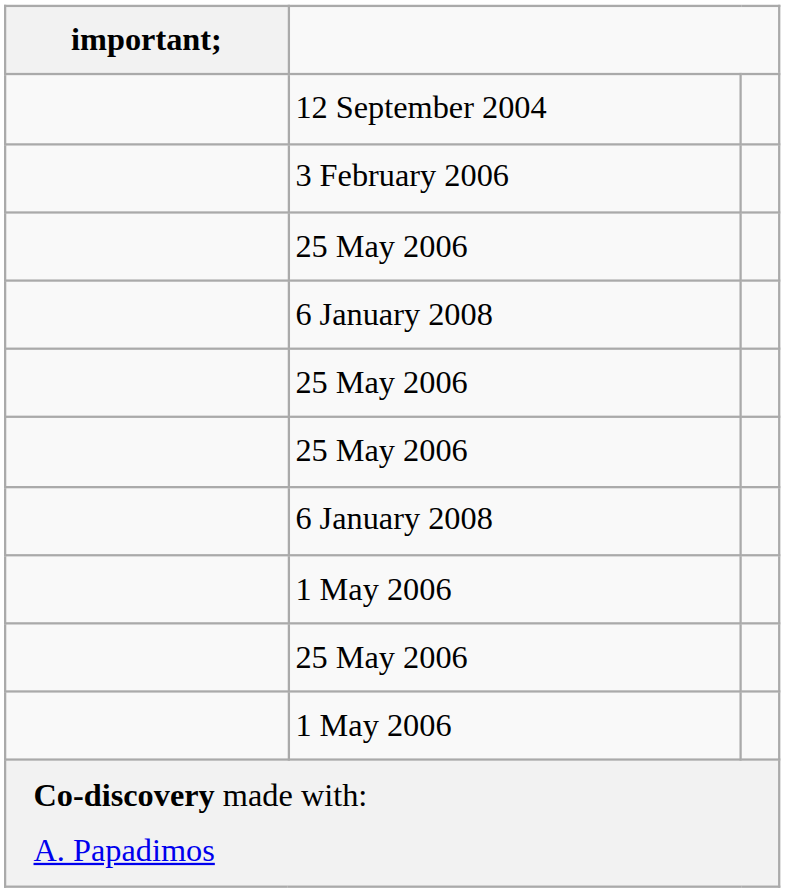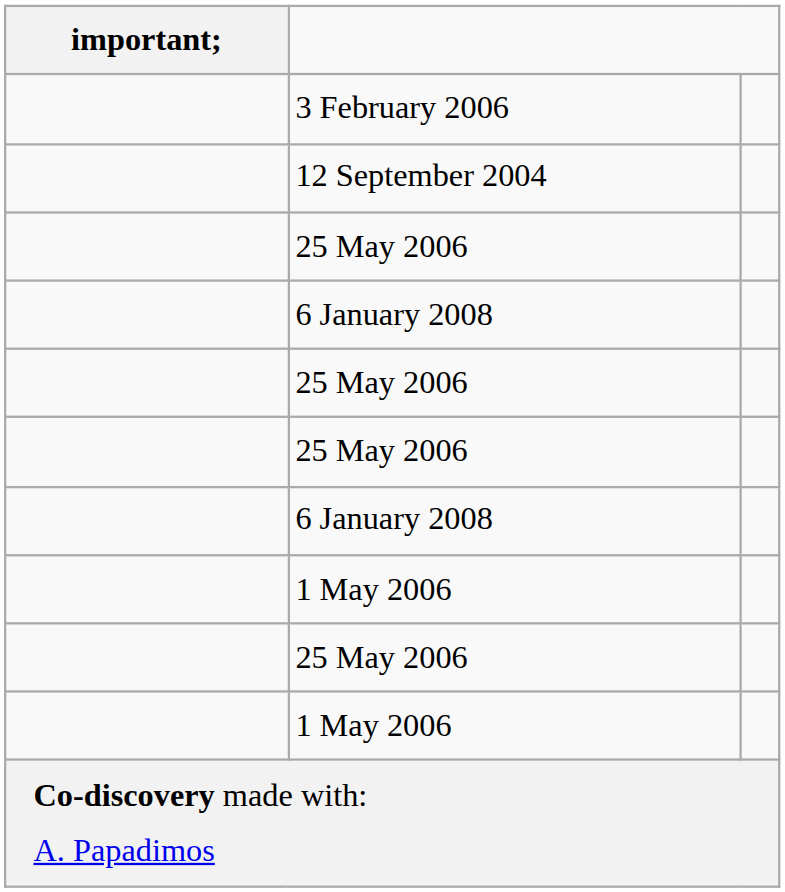rows swapped: (146, 109) <-> (146, 178)
